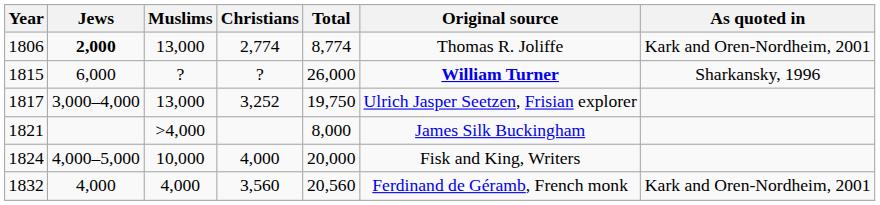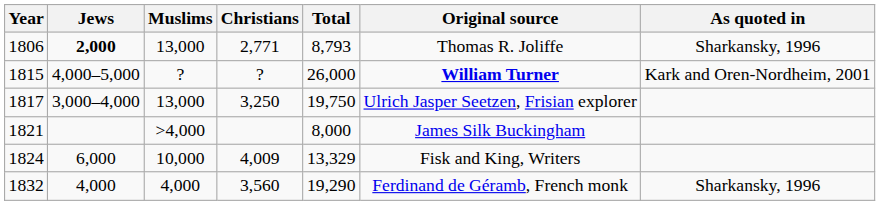(260, 46) 2,774 -> (260, 46) 2,771
(331, 46) 8,774 -> (331, 46) 8,793
(758, 46) Kark and Oren-Nordheim, 2001 -> (758, 46) Sharkansky, 1996
(96, 74) 6,000 -> (96, 74) 4,000–5,000
(758, 74) Sharkansky, 1996 -> (758, 74) Kark and Oren-Nordheim, 2001
(260, 102) 3,252 -> (260, 102) 3,250
(96, 158) 4,000–5,000 -> (96, 158) 6,000
(260, 158) 4,000 -> (260, 158) 4,009
(331, 158) 20,000 -> (331, 158) 13,329
(331, 185) 20,560 -> (331, 185) 19,290
(758, 185) Kark and Oren-Nordheim, 2001 -> (758, 185) Sharkansky, 1996
